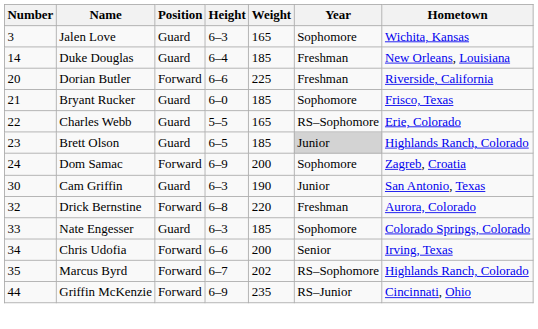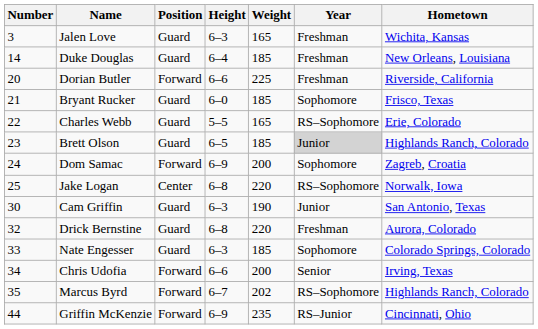(327, 36) Sophomore -> (323, 36) Freshman
+ row: (89, 185)
(180, 207) Forward -> (174, 228) Guard
